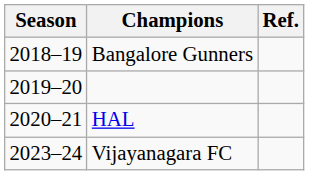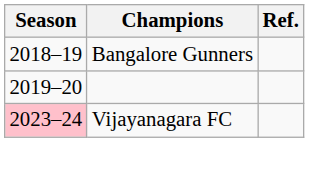- row: (113, 119)
(46, 152) no background -> (46, 119) pink background
